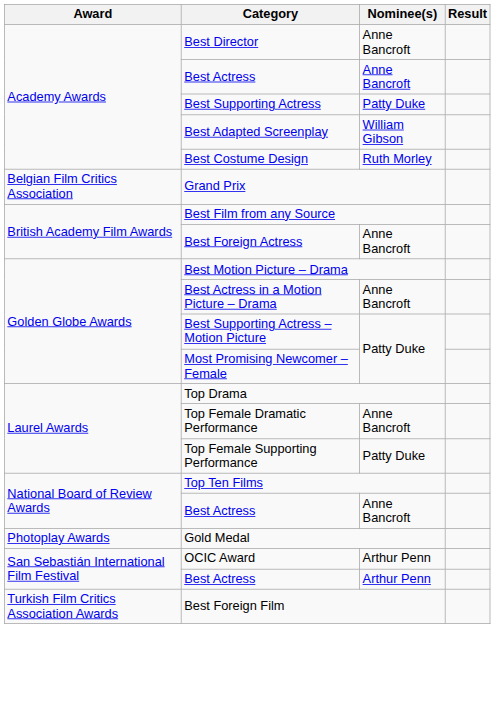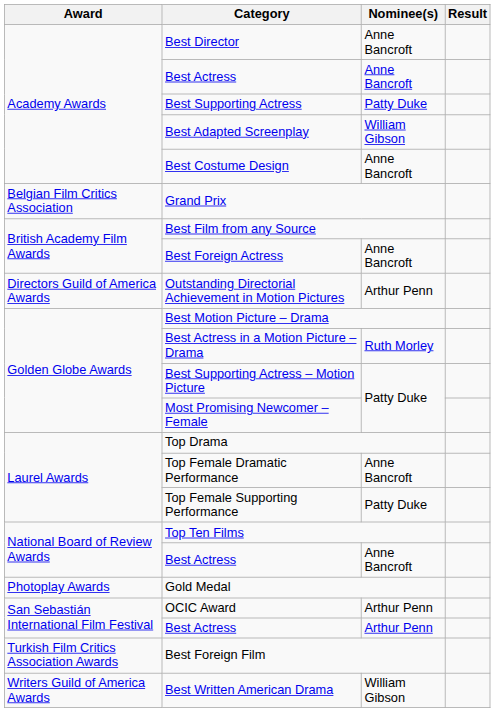(397, 159) Ruth Morley -> (388, 166) Anne Bancroft
+ row: (82, 290)
(386, 296) Anne Bancroft -> (399, 345) Ruth Morley
+ row: (76, 690)
